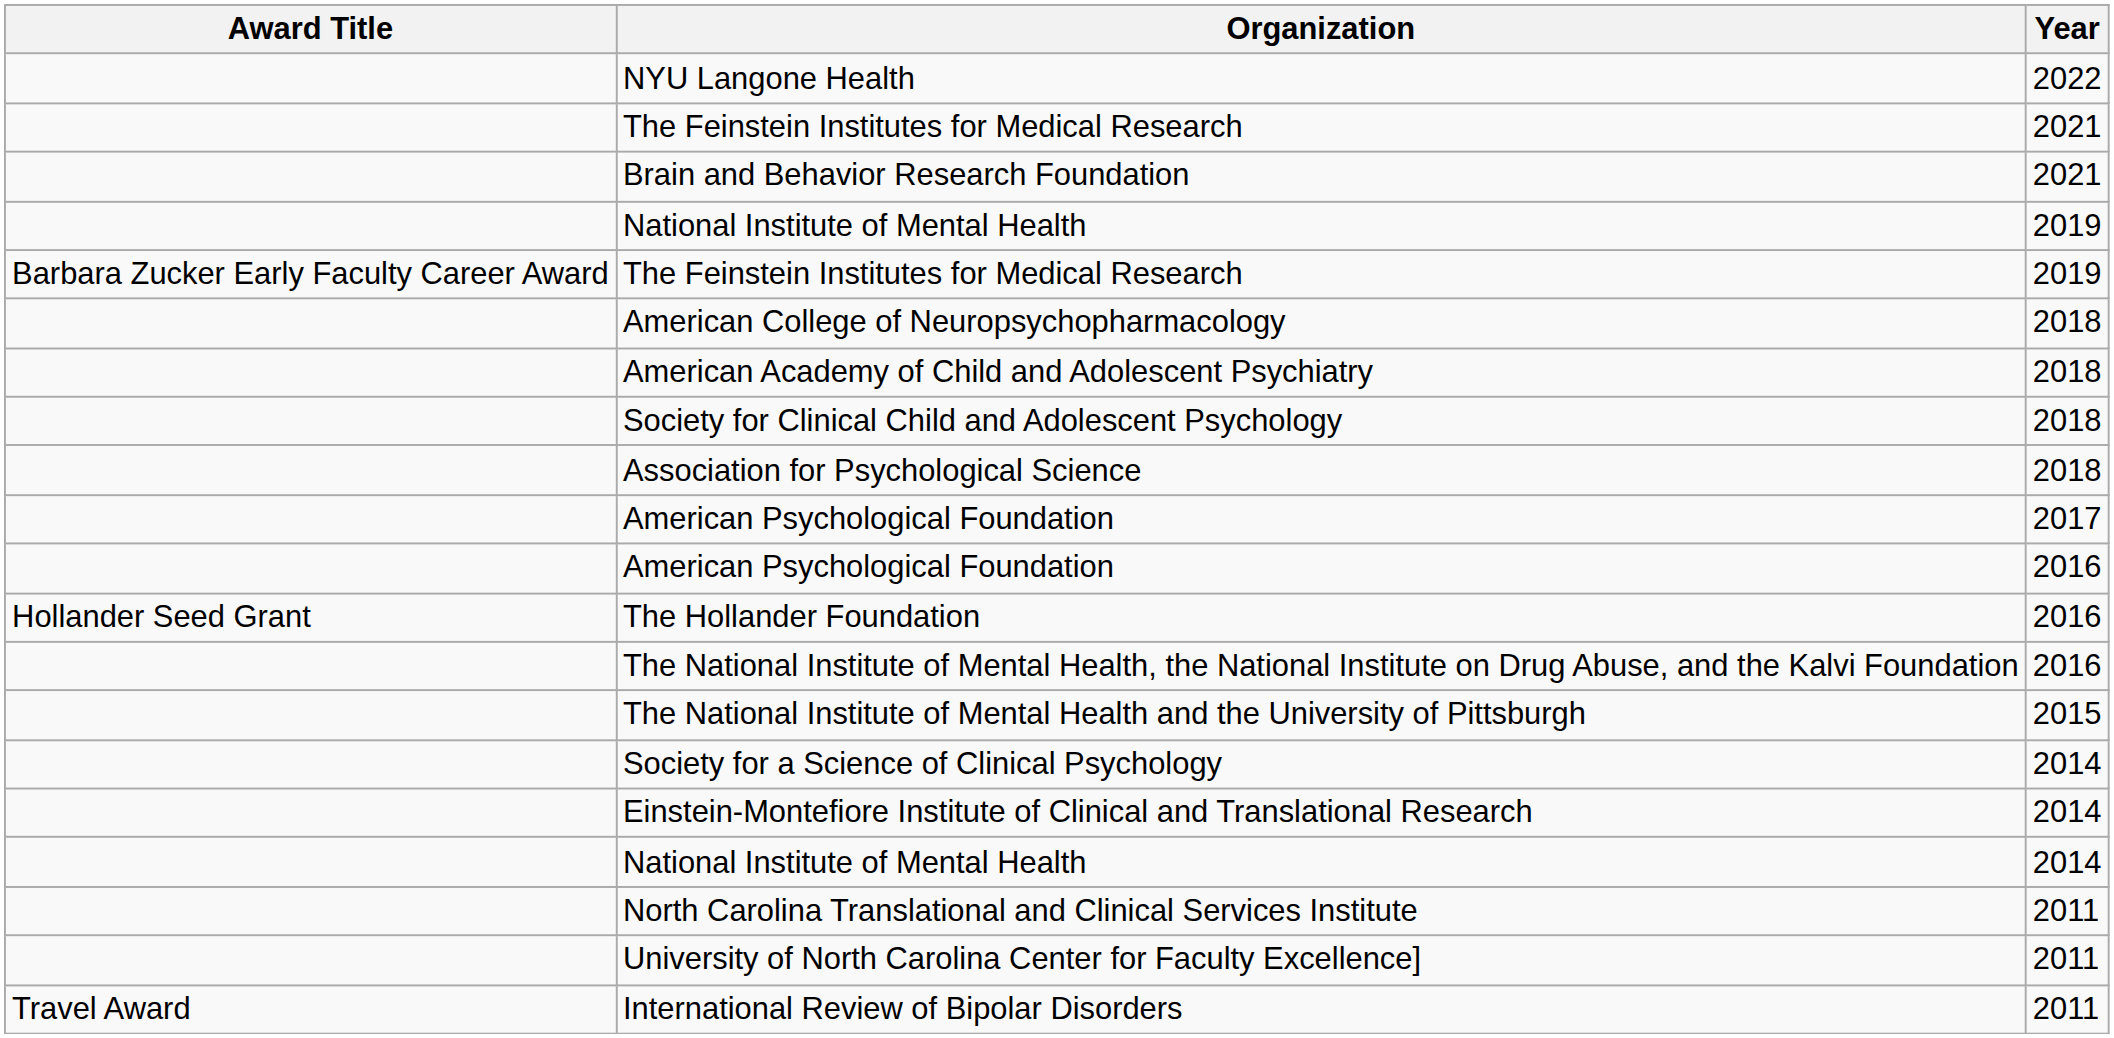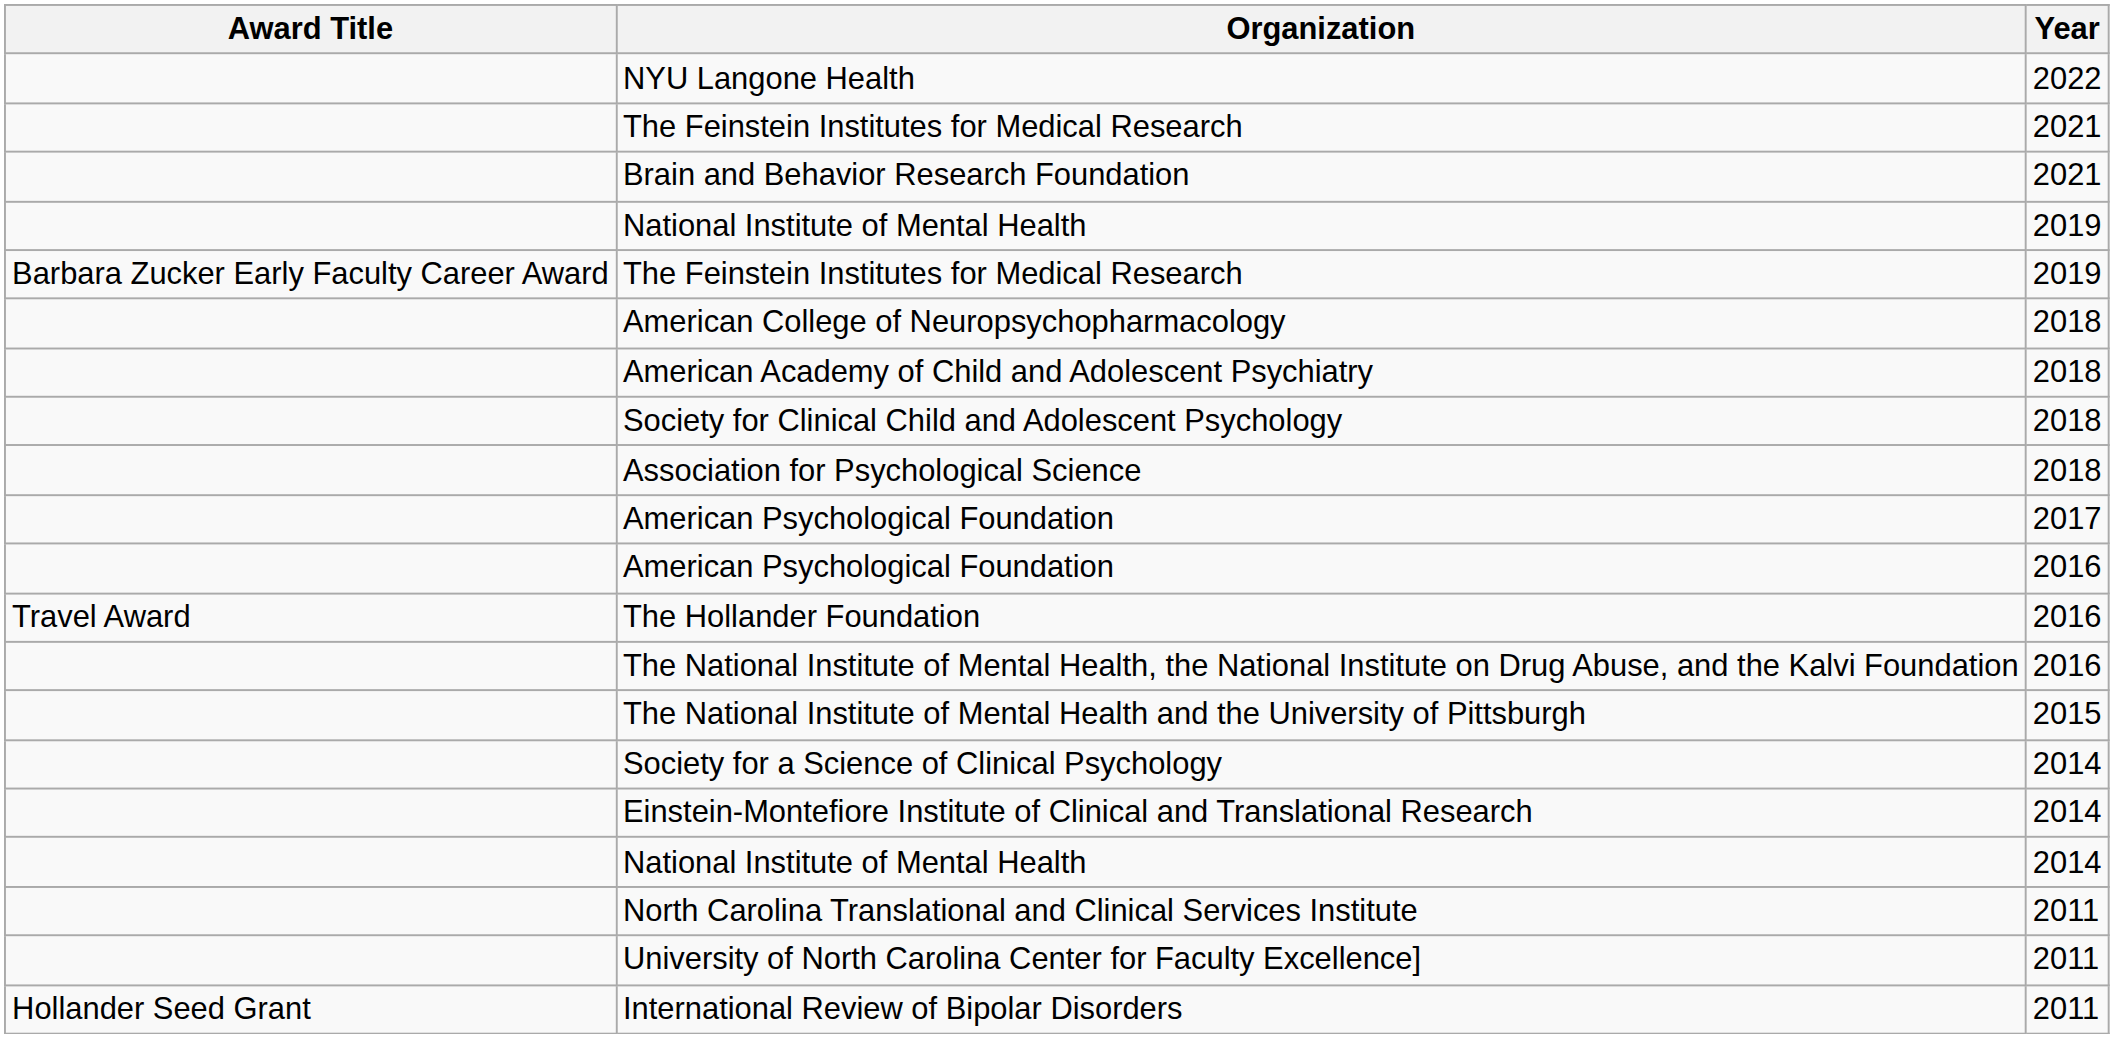(161, 616) Hollander Seed Grant -> (101, 616) Travel Award
(101, 1008) Travel Award -> (161, 1008) Hollander Seed Grant
